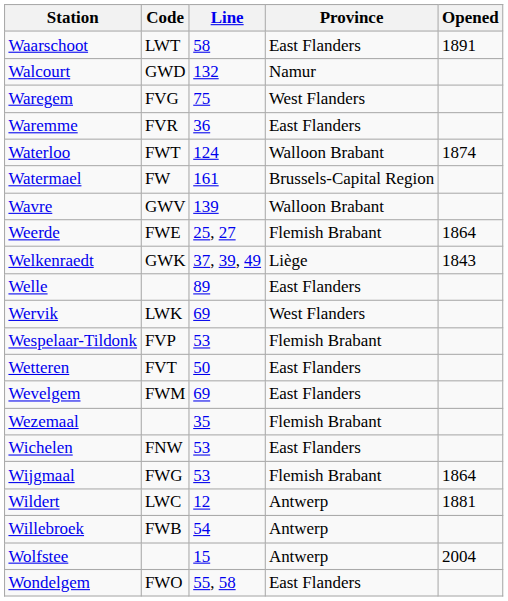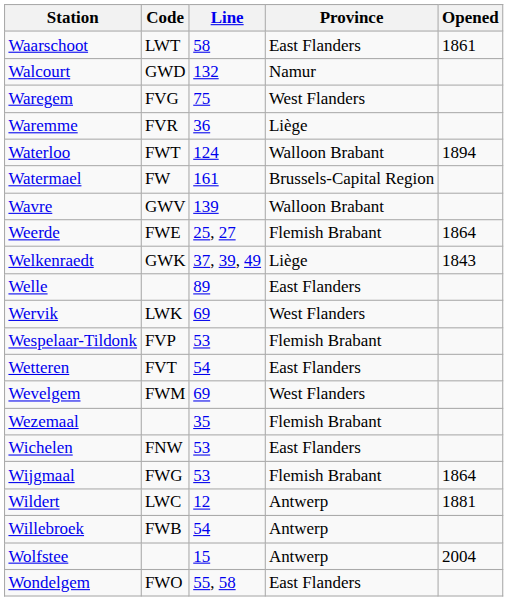(459, 44) 1891 -> (459, 44) 1861
(315, 125) East Flanders -> (288, 125) Liège
(459, 152) 1874 -> (459, 152) 1894
(202, 367) 50 -> (202, 367) 54
(315, 394) East Flanders -> (317, 394) West Flanders
